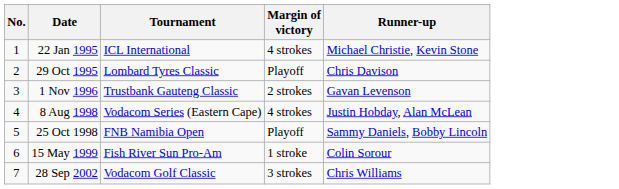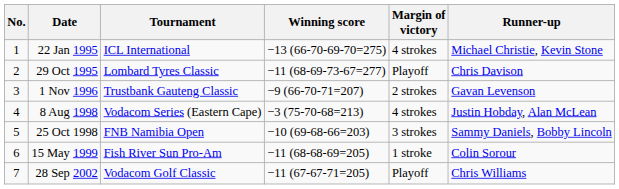+ column: (327, 22)
(285, 132) Playoff -> (414, 132) 3 strokes
(290, 173) 3 strokes -> (410, 173) Playoff
